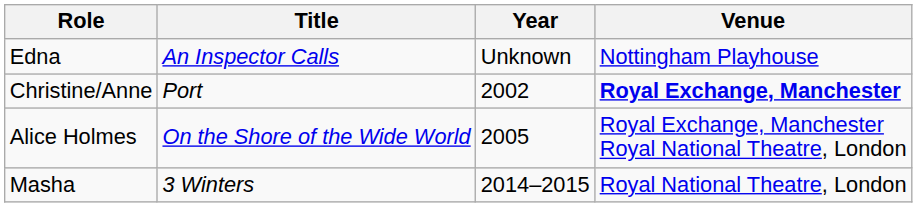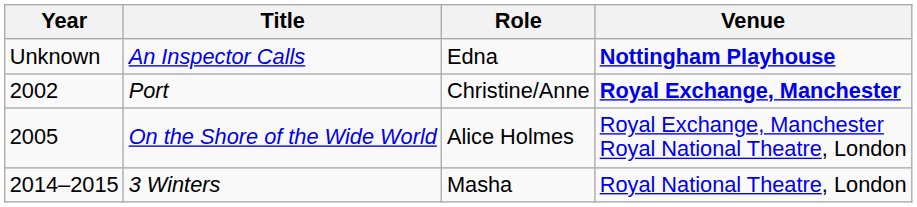columns swapped: (535, 21) <-> (81, 21)
(709, 56) normal -> (718, 56) bold
